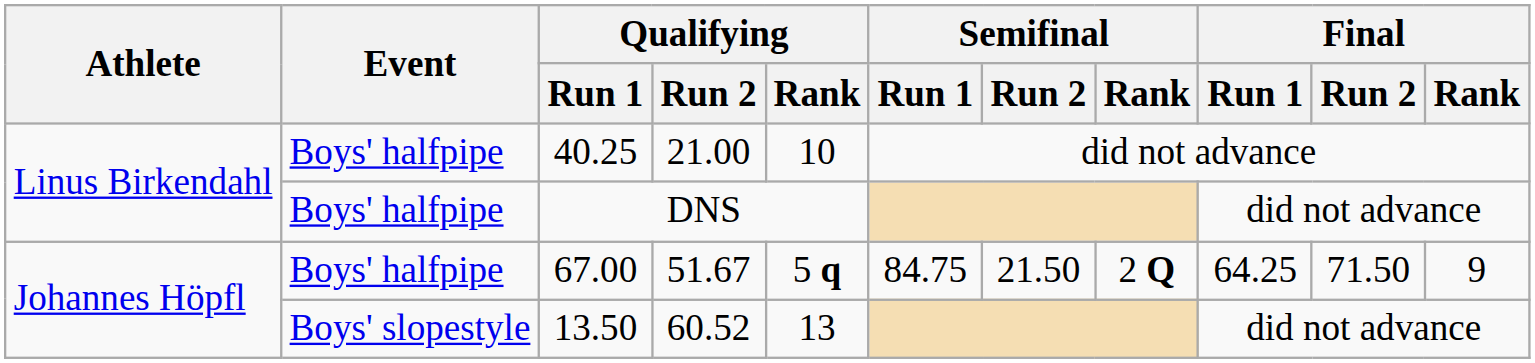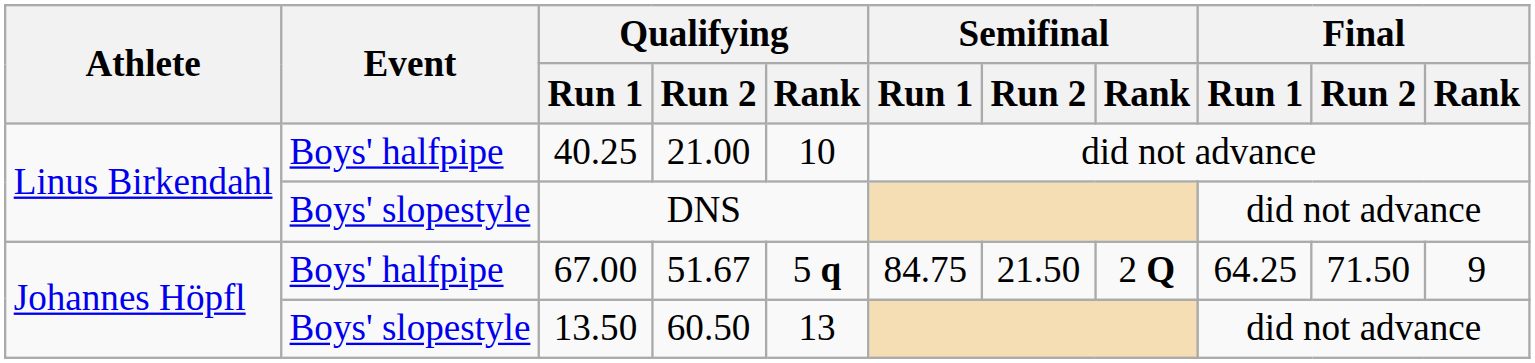(397, 210) Boys' halfpipe -> (410, 210) Boys' slopestyle
(709, 328) 60.52 -> (709, 328) 60.50
